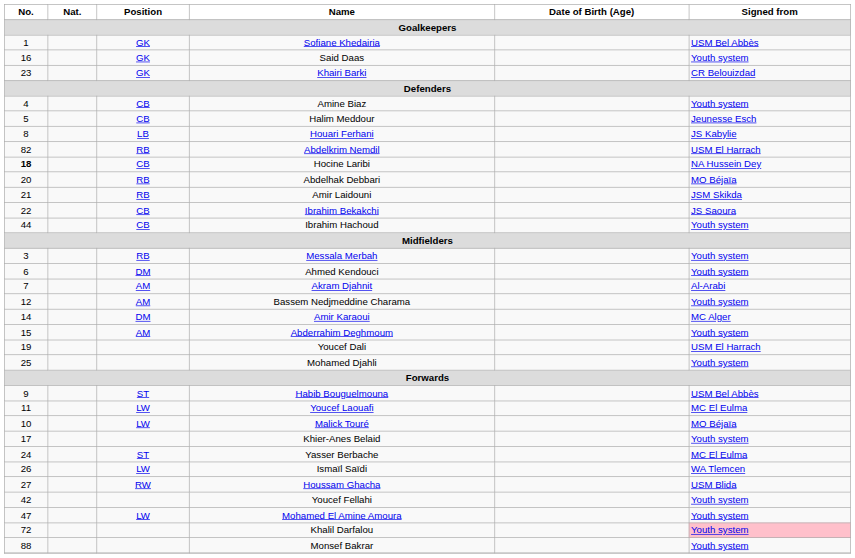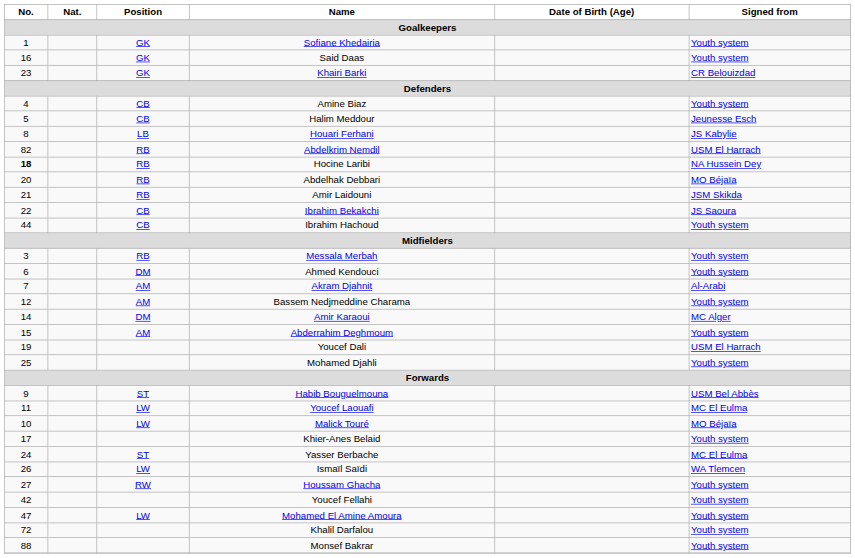(725, 43) USM Bel Abbès -> (720, 43) Youth system
(143, 165) CB -> (143, 165) RB
(714, 485) USM Blida -> (720, 485) Youth system
(720, 531) pink background -> (720, 531) no background
